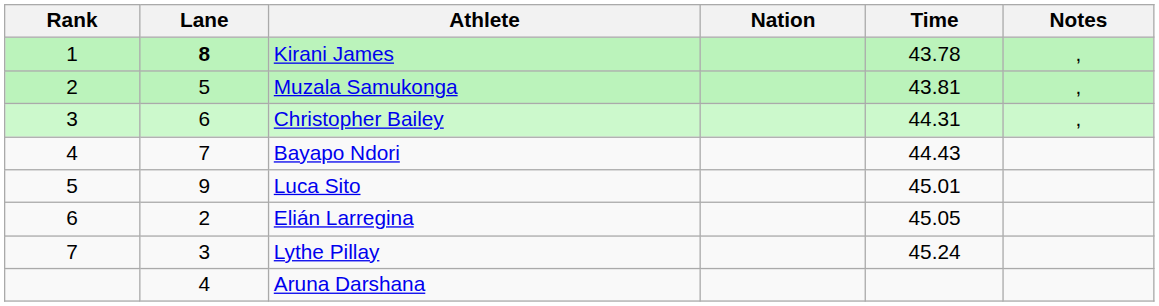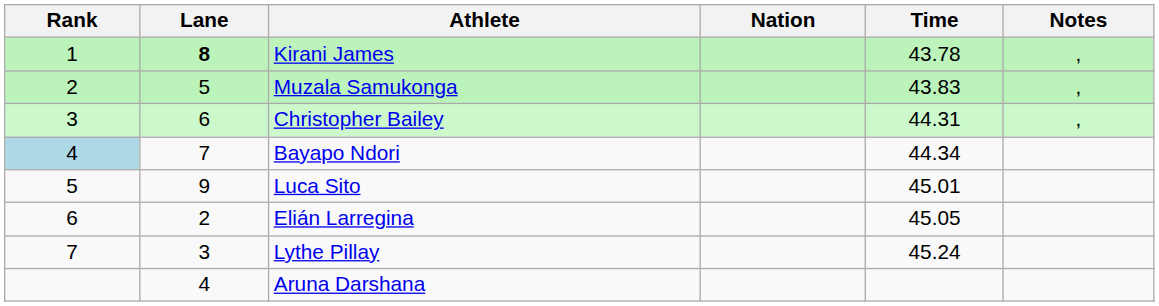(935, 86) 43.81 -> (935, 86) 43.83
(72, 152) no background -> (72, 152) lightblue background
(935, 152) 44.43 -> (935, 152) 44.34
